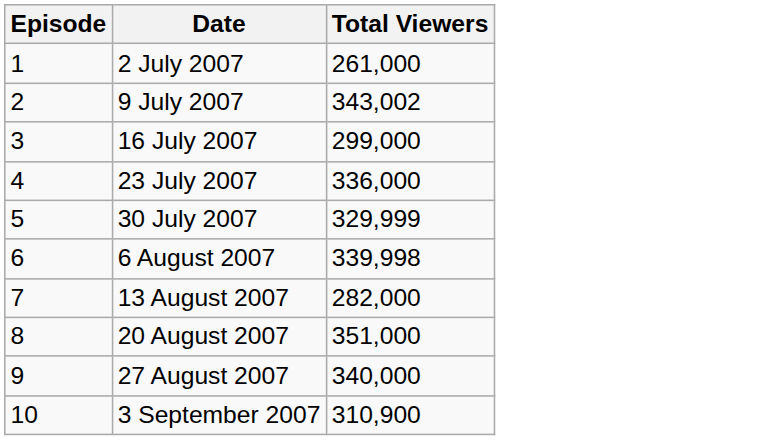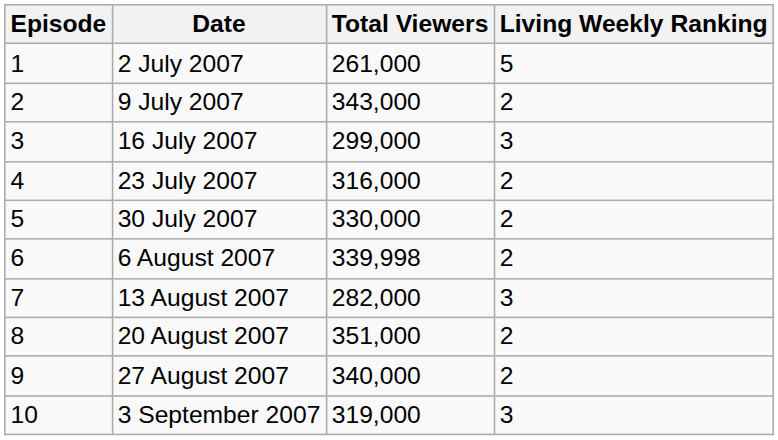+ column: (634, 24)
(376, 102) 343,002 -> (376, 102) 343,000
(376, 180) 336,000 -> (376, 180) 316,000
(376, 219) 329,999 -> (376, 219) 330,000
(376, 414) 310,900 -> (376, 414) 319,000
